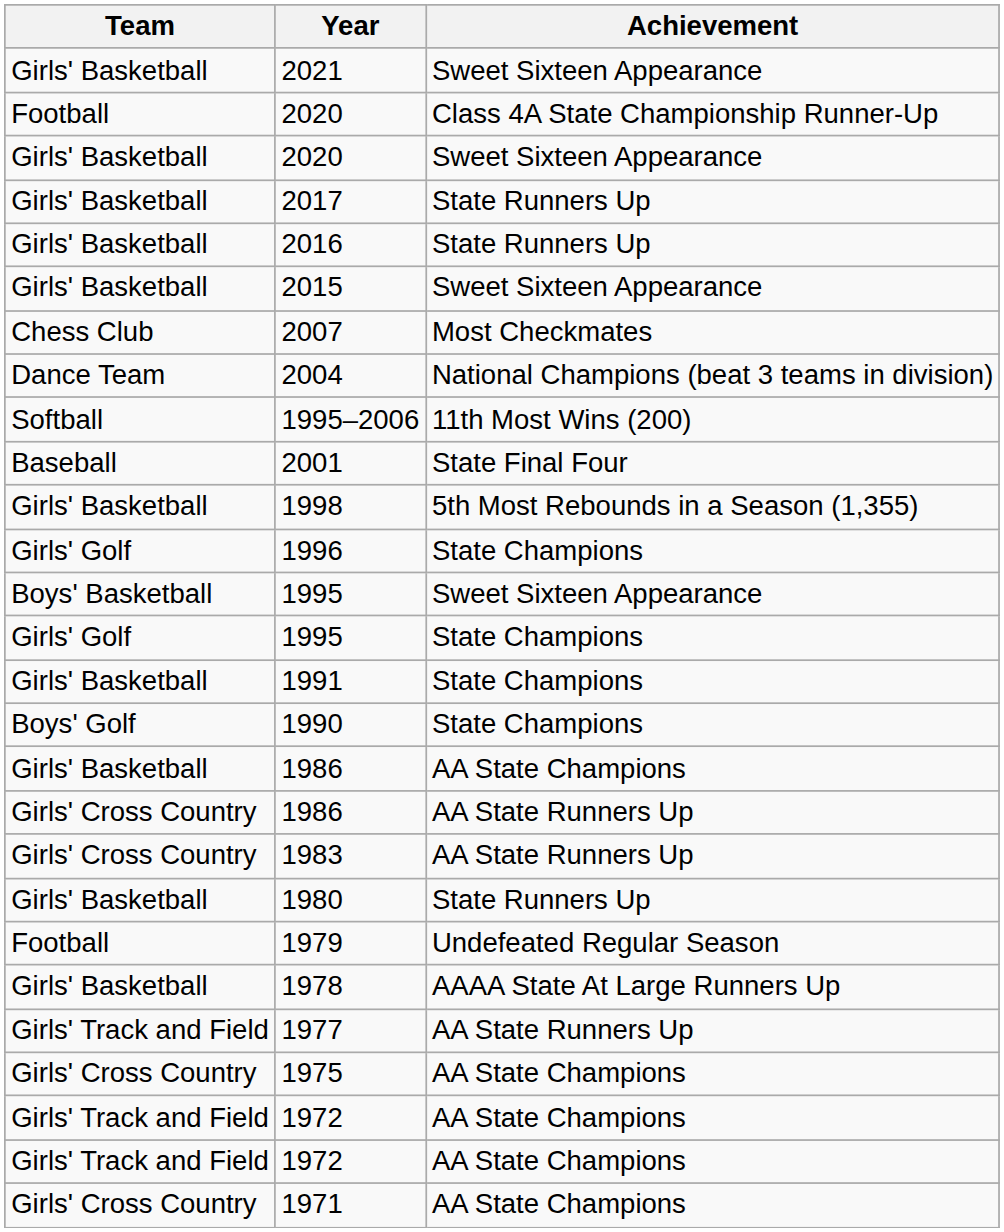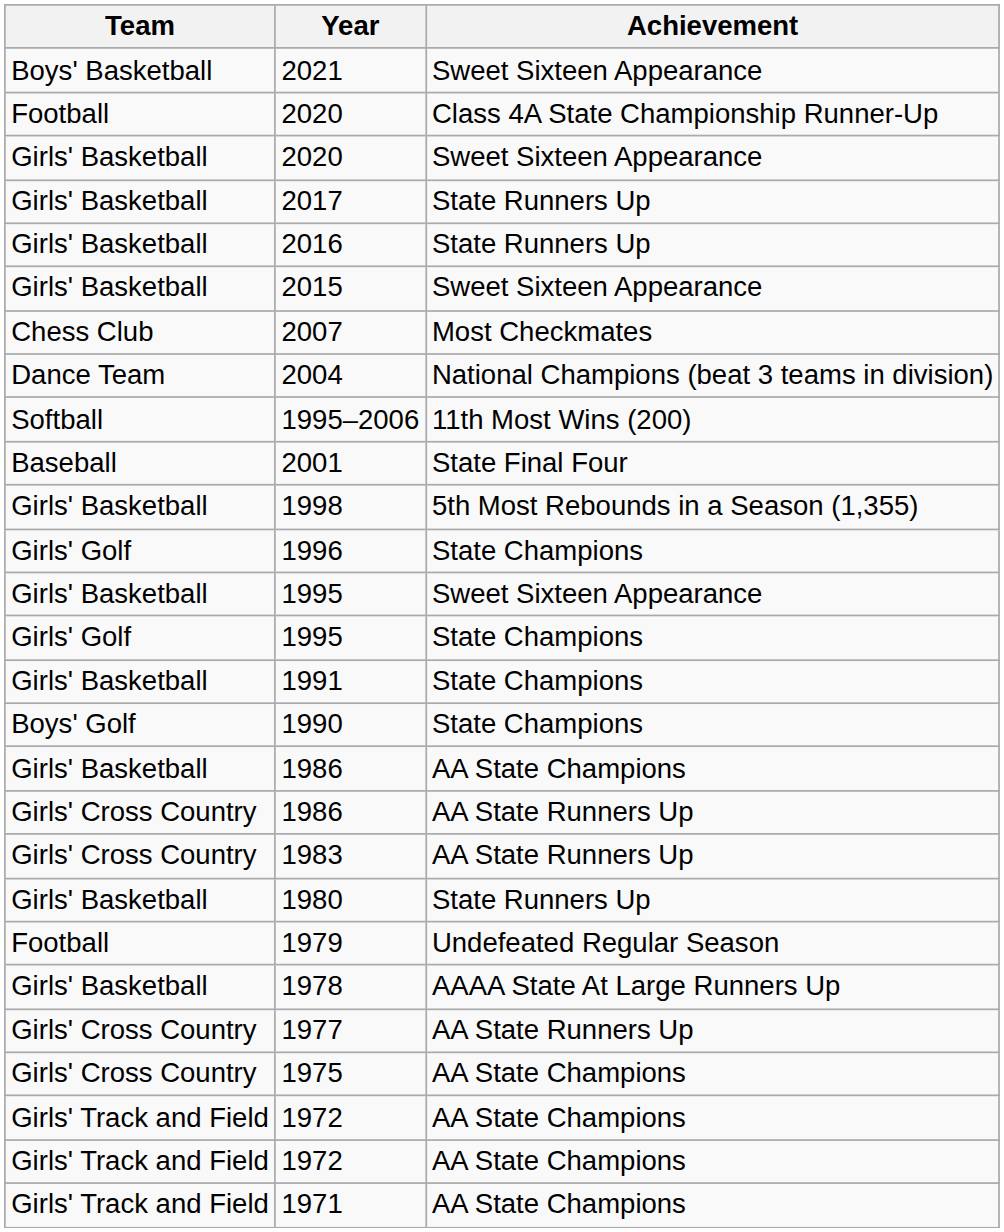(109, 69) Girls' Basketball -> (112, 69) Boys' Basketball
(112, 593) Boys' Basketball -> (109, 593) Girls' Basketball
(140, 1030) Girls' Track and Field -> (134, 1030) Girls' Cross Country
(134, 1204) Girls' Cross Country -> (140, 1204) Girls' Track and Field
